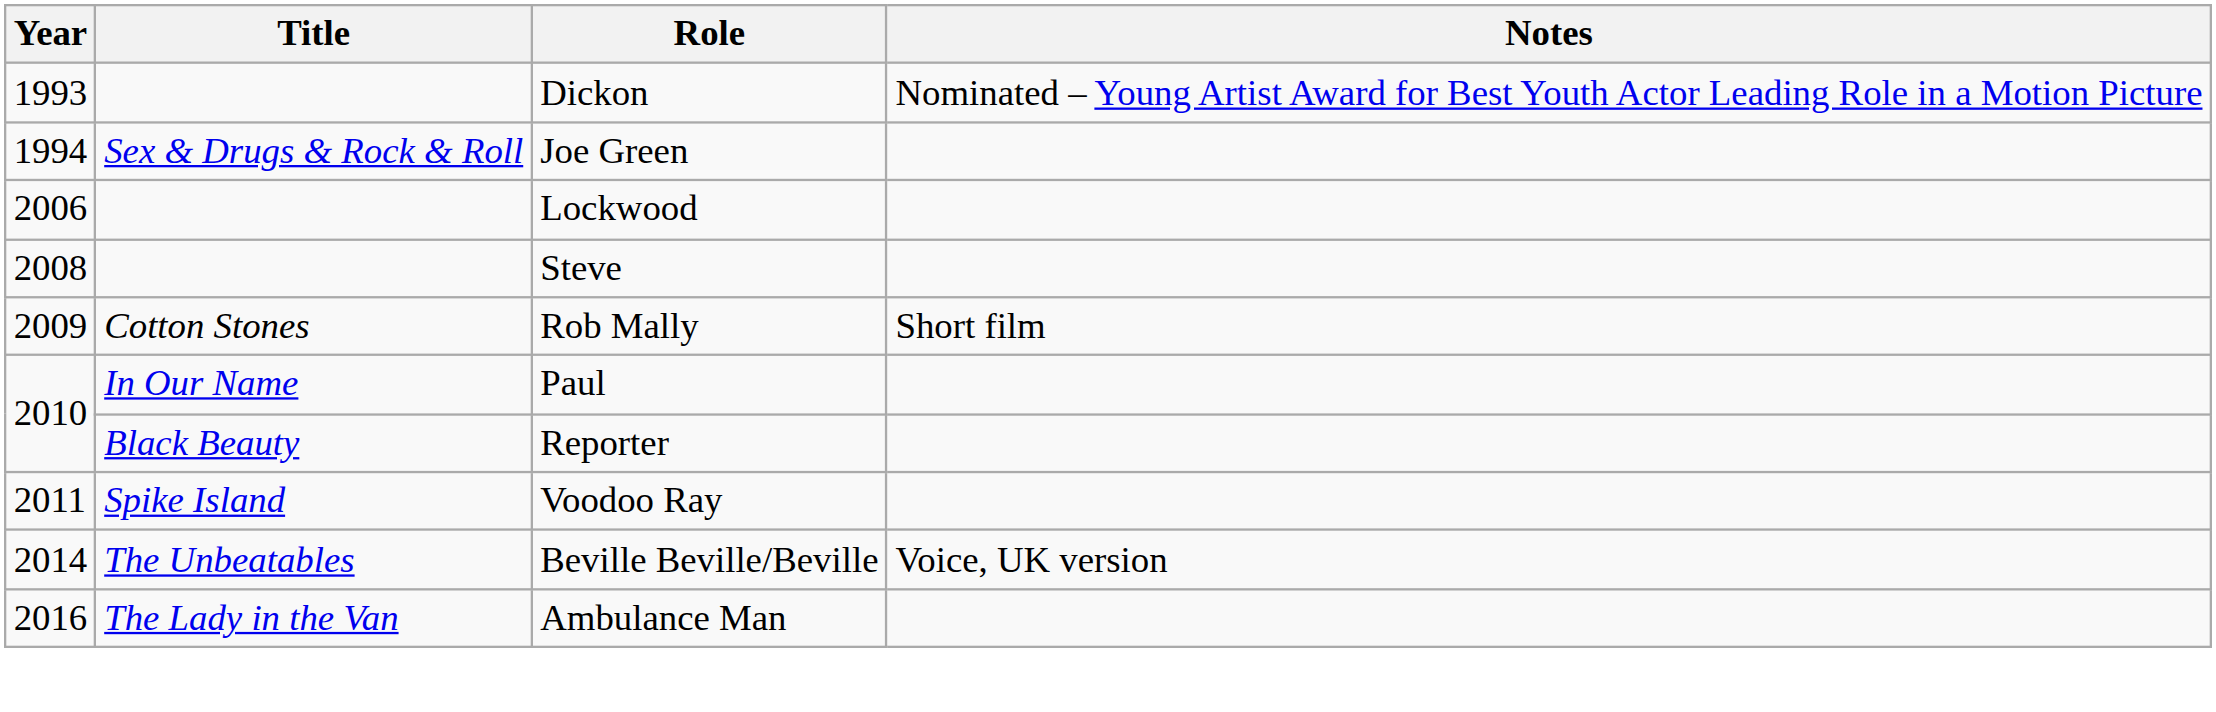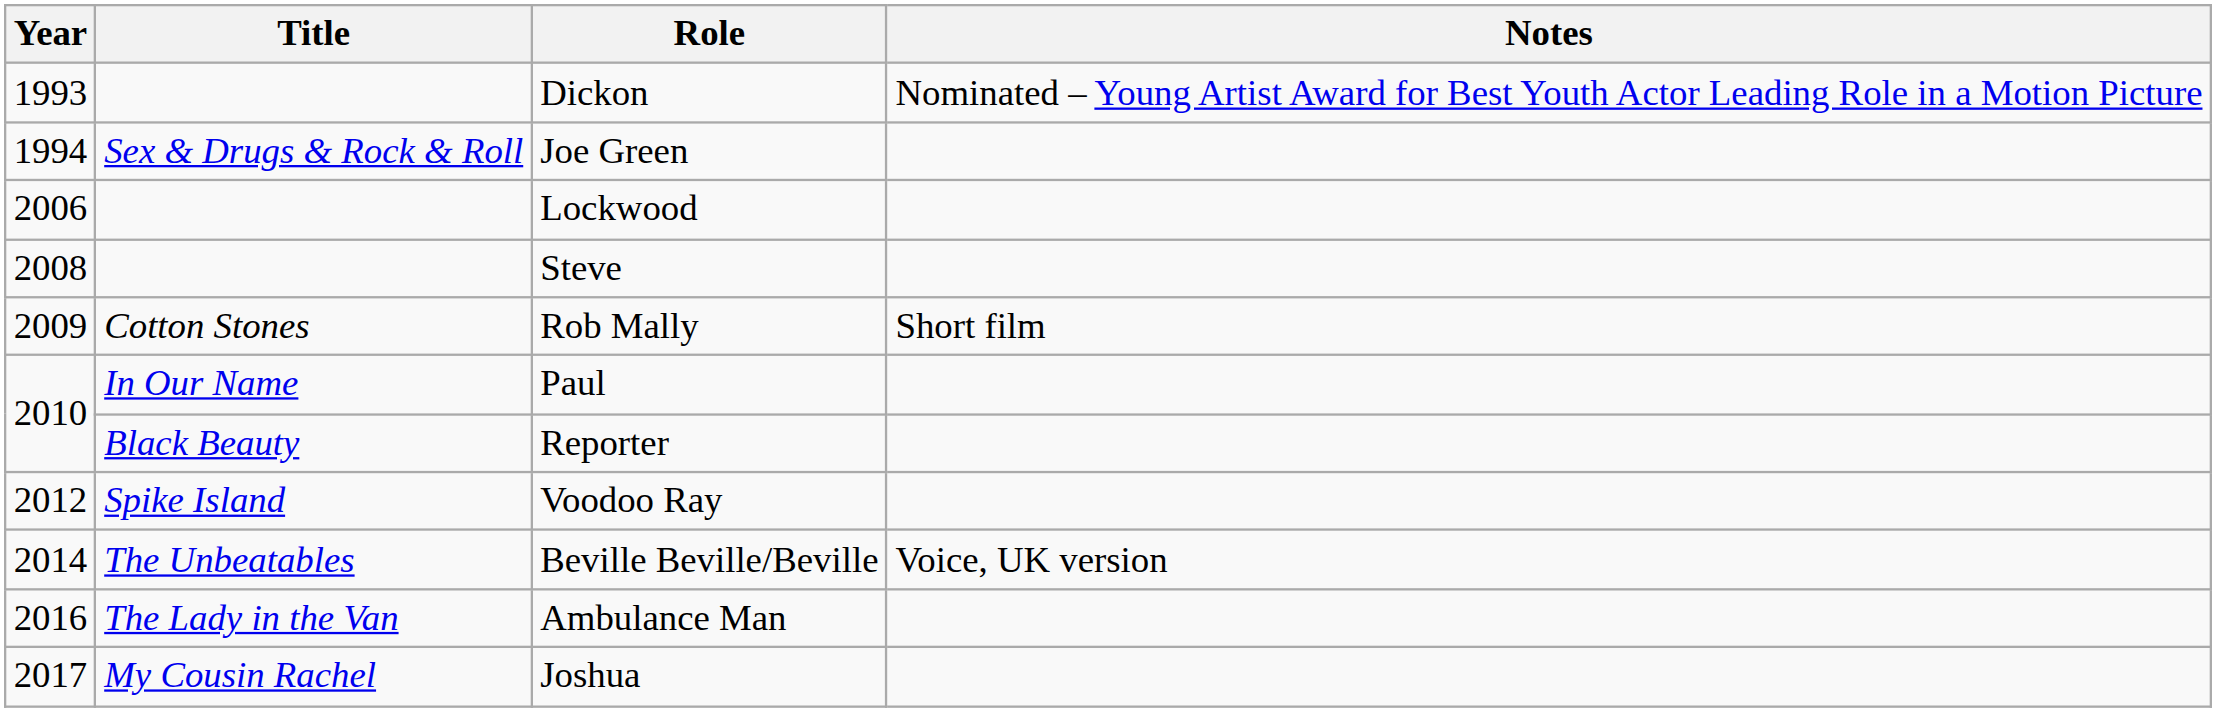(50, 500) 2011 -> (50, 500) 2012
+ row: (590, 675)
